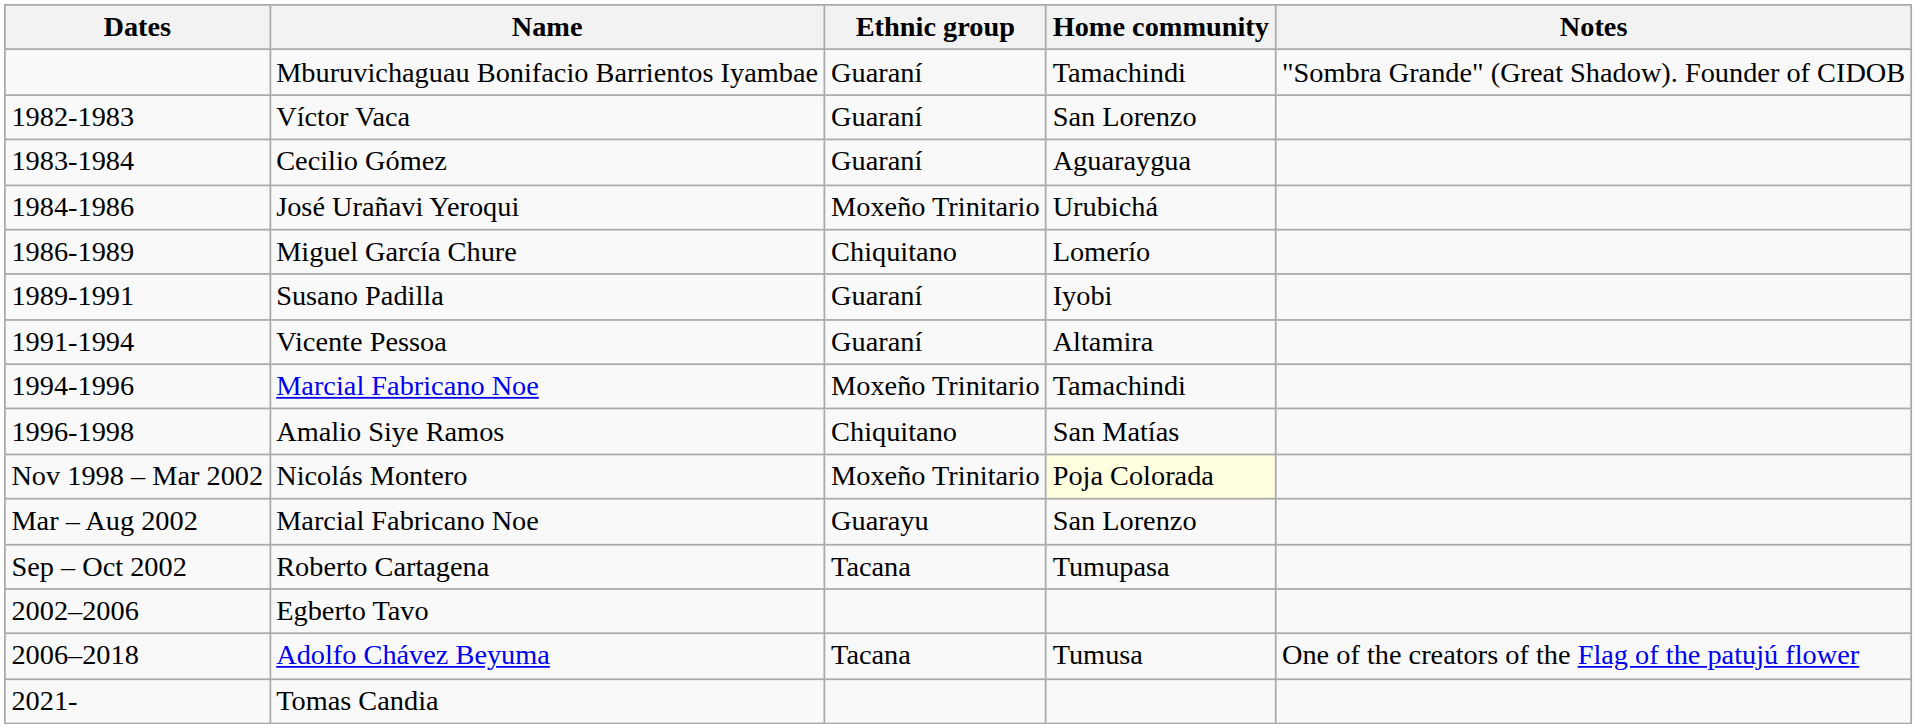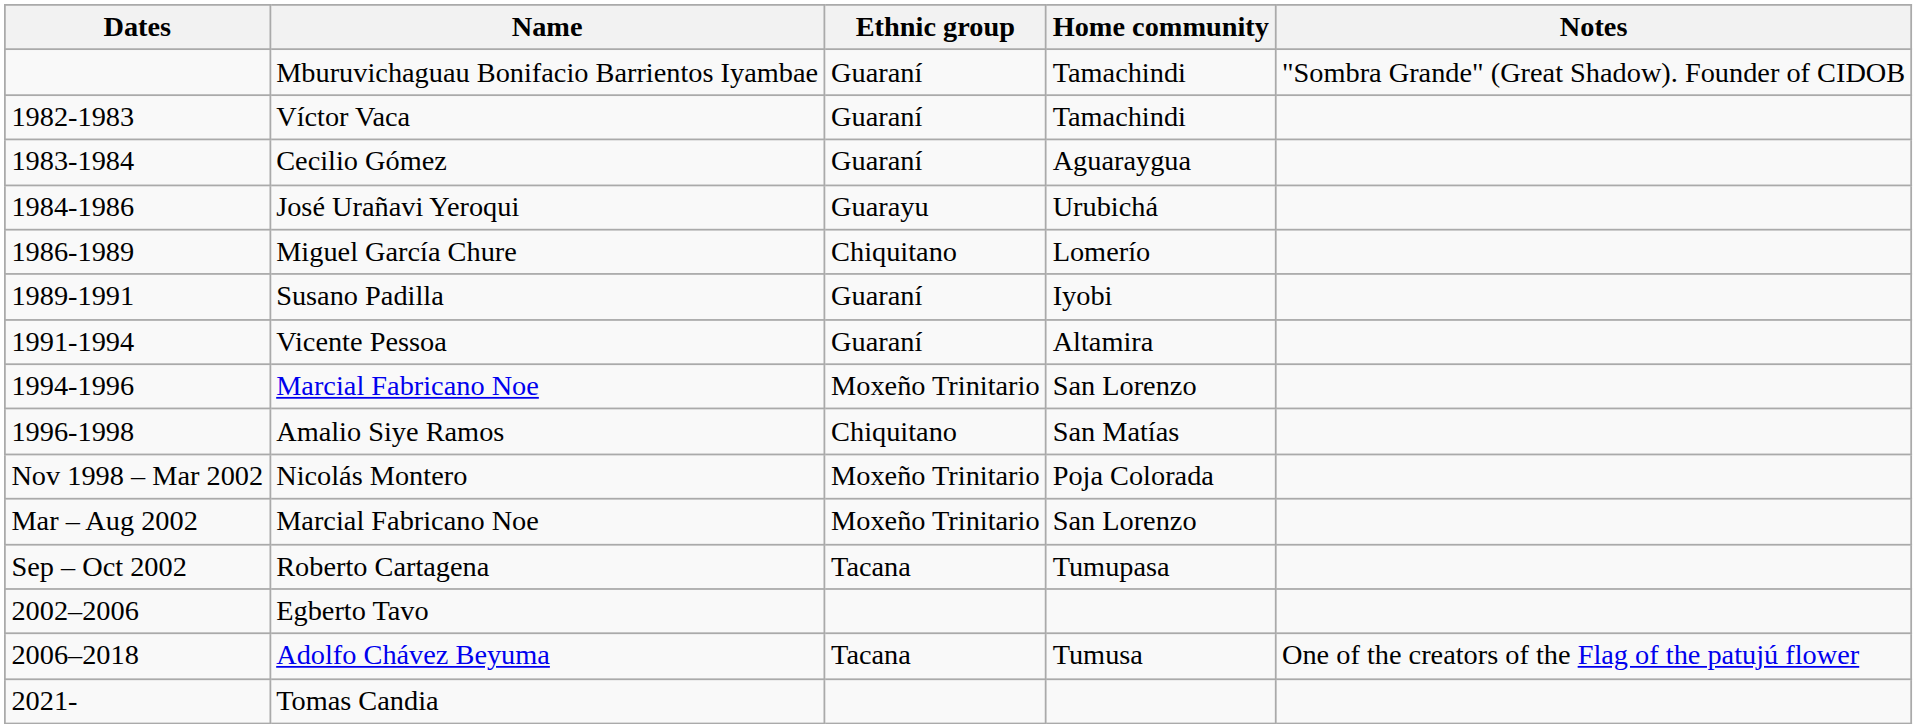(1125, 116) San Lorenzo -> (1119, 116) Tamachindi
(935, 206) Moxeño Trinitario -> (880, 206) Guarayu
(1119, 386) Tamachindi -> (1125, 386) San Lorenzo
(1133, 476) lightyellow background -> (1133, 476) no background
(880, 521) Guarayu -> (935, 521) Moxeño Trinitario
